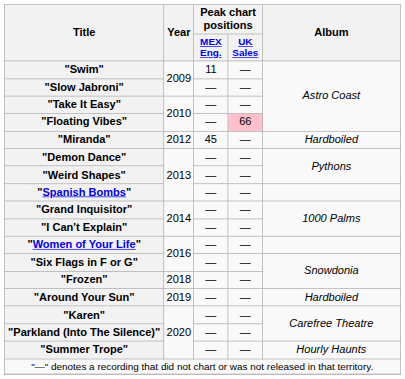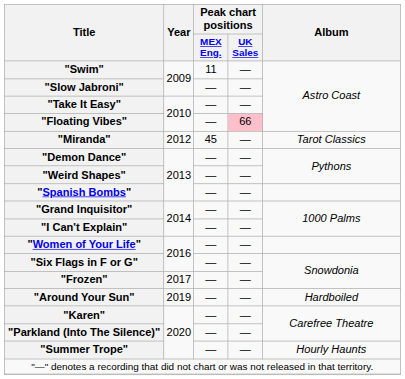(331, 139) Hardboiled -> (331, 139) Tarot Classics
(179, 280) 2018 -> (179, 280) 2017
